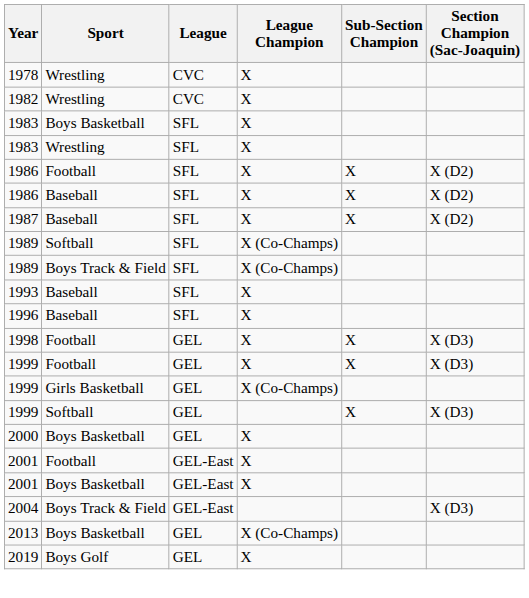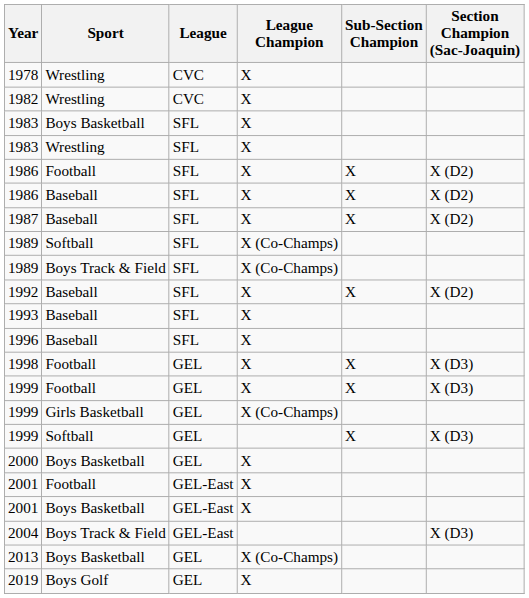+ row: (23, 291)
